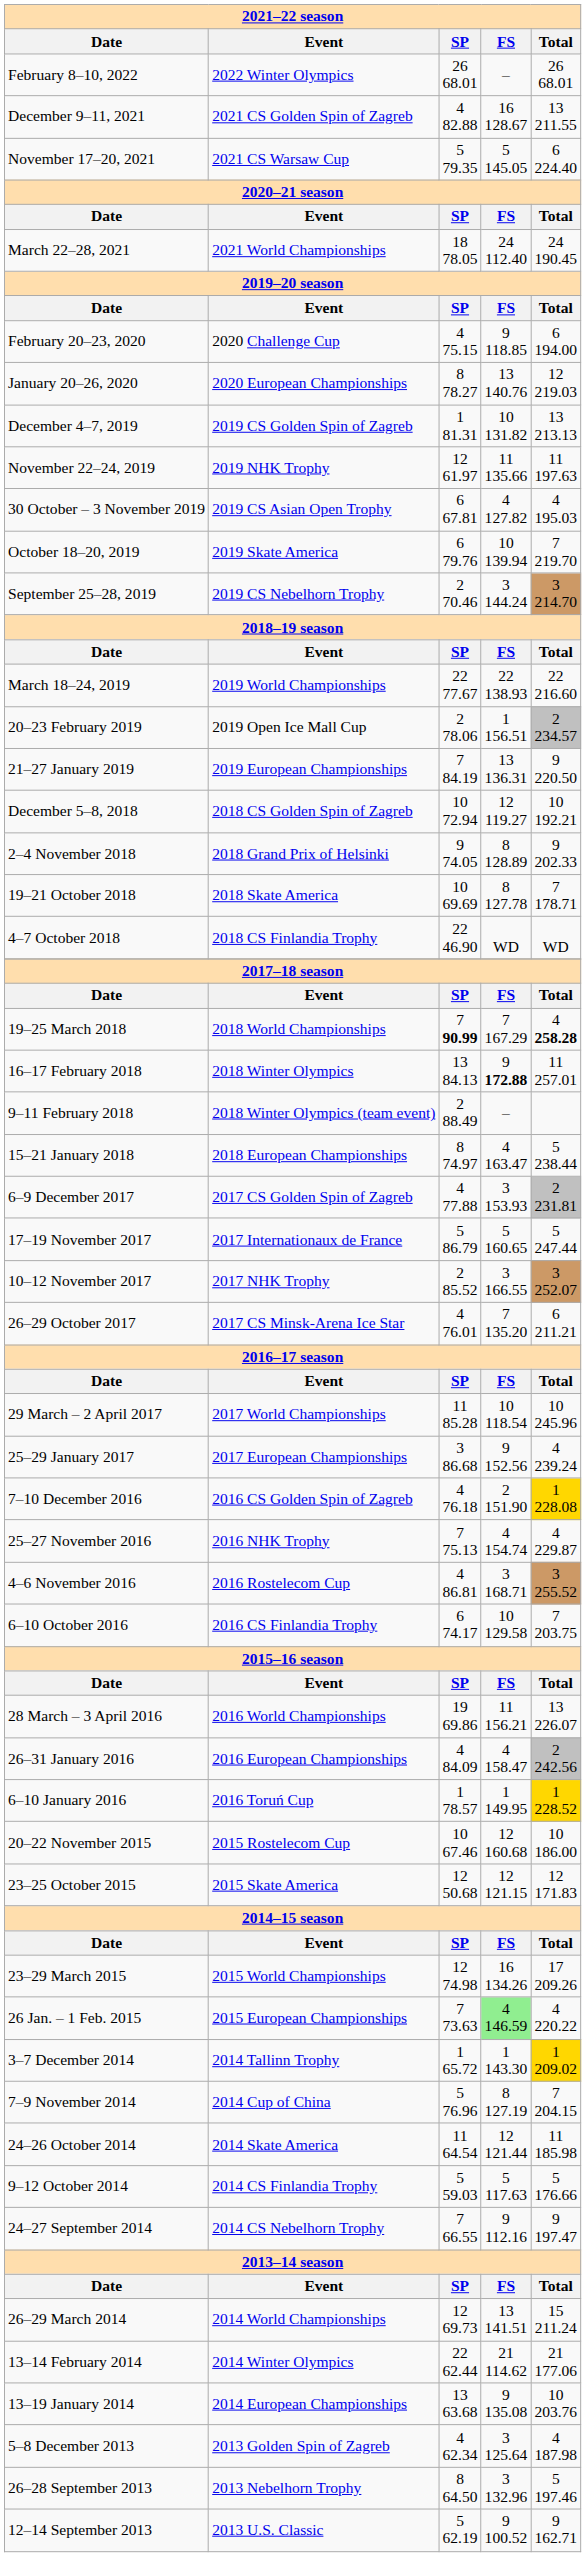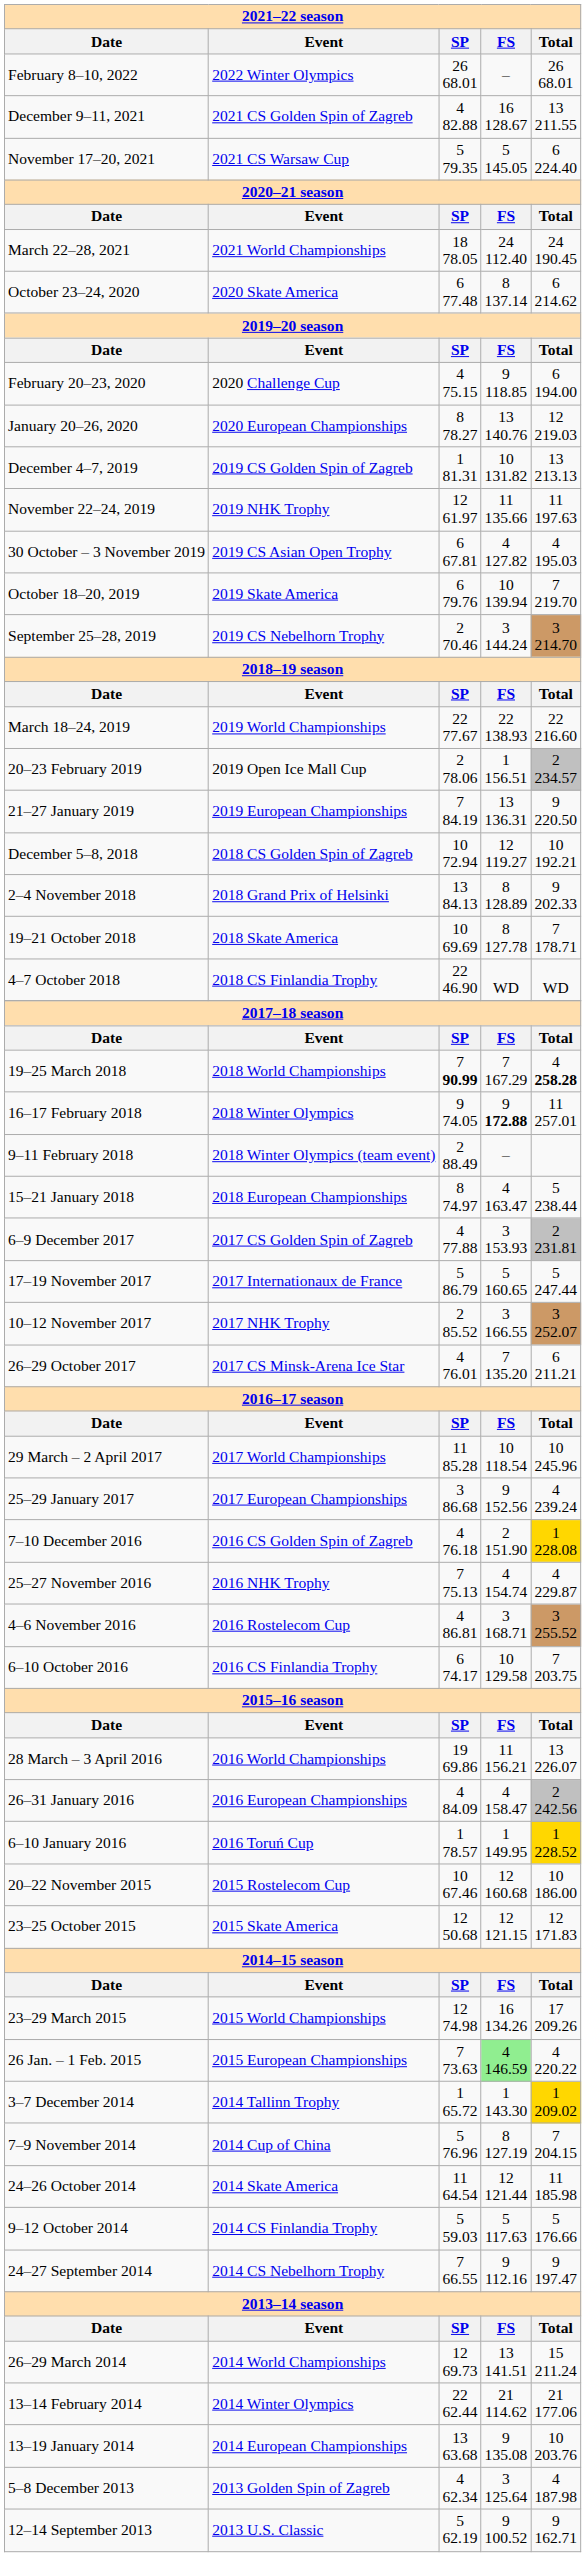+ row: (74, 292)
(460, 853) 9 74.05 -> (460, 895) 13 84.13
(460, 1071) 13 84.13 -> (460, 1113) 9 74.05
- row: (80, 2488)
